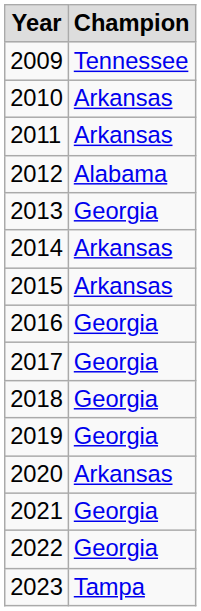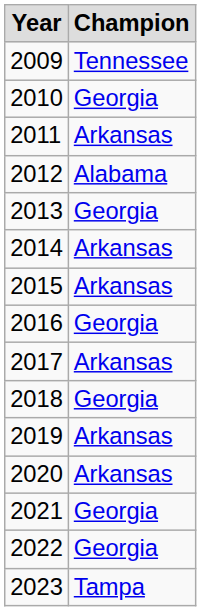(123, 98) Arkansas -> (116, 98) Georgia
(116, 361) Georgia -> (123, 361) Arkansas
(116, 436) Georgia -> (123, 436) Arkansas
